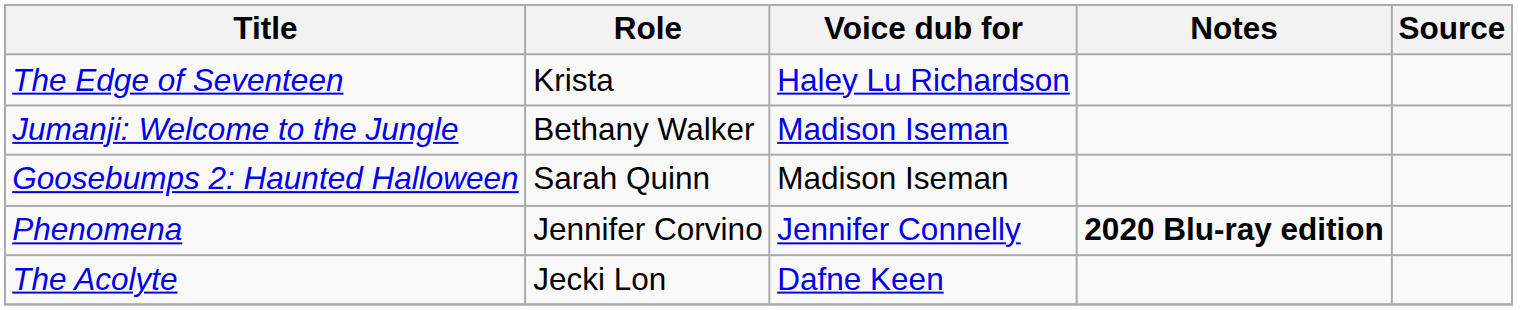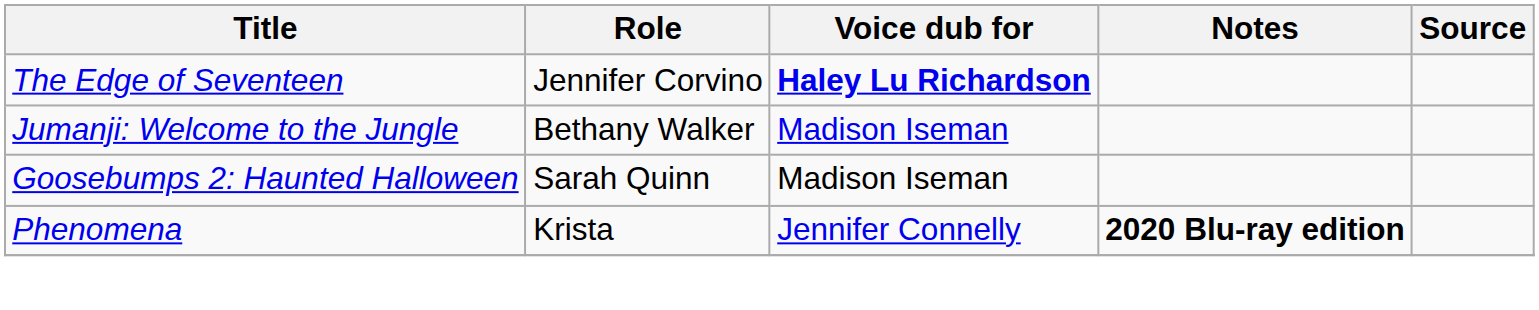(573, 79) Krista -> (648, 79) Jennifer Corvino
(923, 79) normal -> (934, 79) bold
(648, 229) Jennifer Corvino -> (573, 229) Krista
- row: (95, 279)
